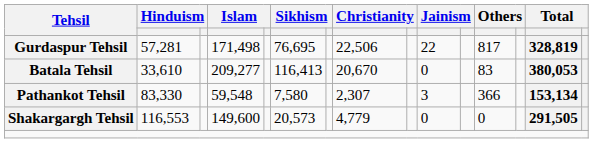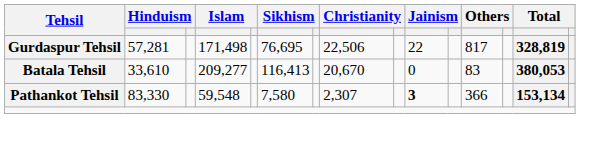(424, 94) normal -> (412, 94) bold
- row: (71, 118)
